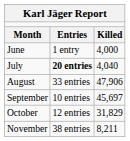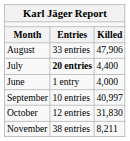rows swapped: (16, 50) <-> (21, 82)
(107, 66) 4,040 -> (107, 66) 4,400
(110, 97) 45,697 -> (110, 97) 40,997
(110, 113) 31,829 -> (110, 113) 31,830
